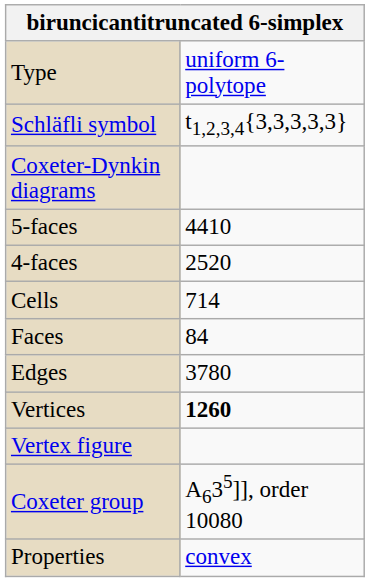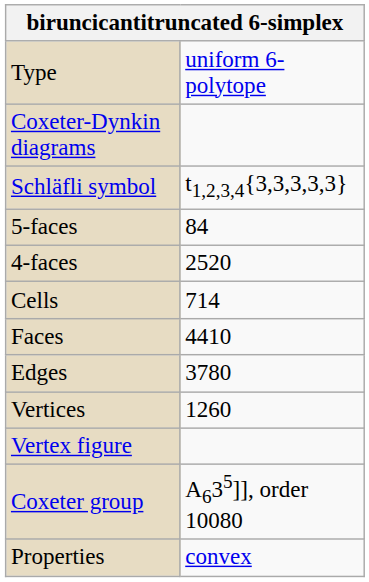rows swapped: (84, 124) <-> (86, 177)
(208, 226) 4410 -> (197, 226) 84
(197, 336) 84 -> (208, 336) 4410
(208, 409) bold -> (208, 409) normal
